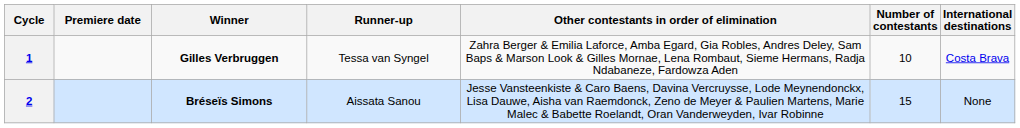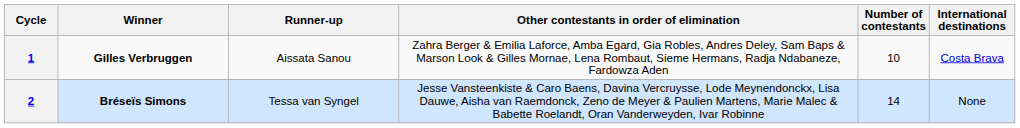- column: (103, 20)
(384, 58) Tessa van Syngel -> (314, 58) Aissata Sanou
(384, 101) Aissata Sanou -> (314, 101) Tessa van Syngel
(905, 101) 15 -> (894, 101) 14
